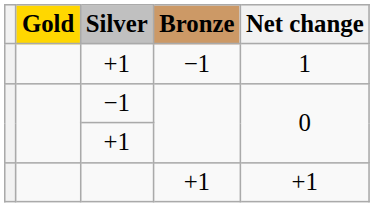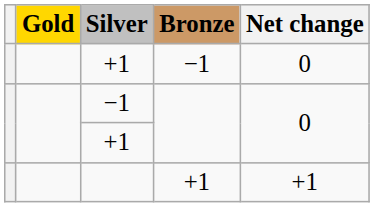(305, 63) 1 -> (305, 63) 0
